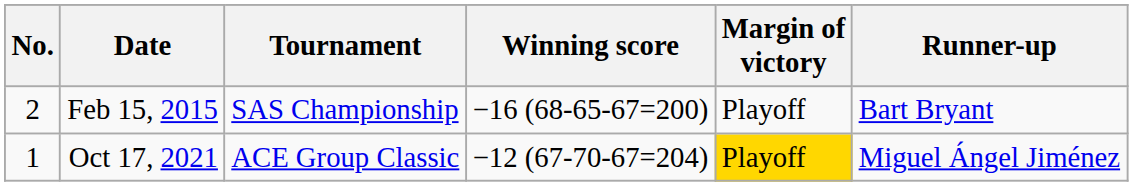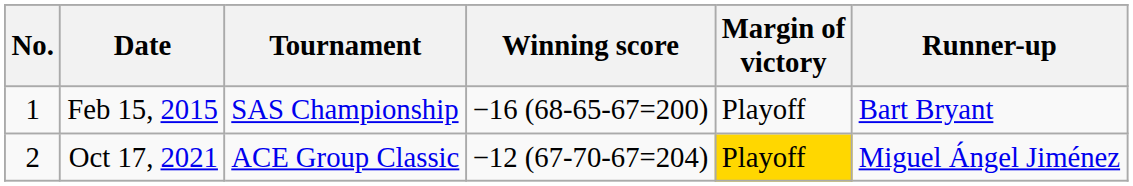(33, 109) 2 -> (33, 109) 1
(33, 157) 1 -> (33, 157) 2
